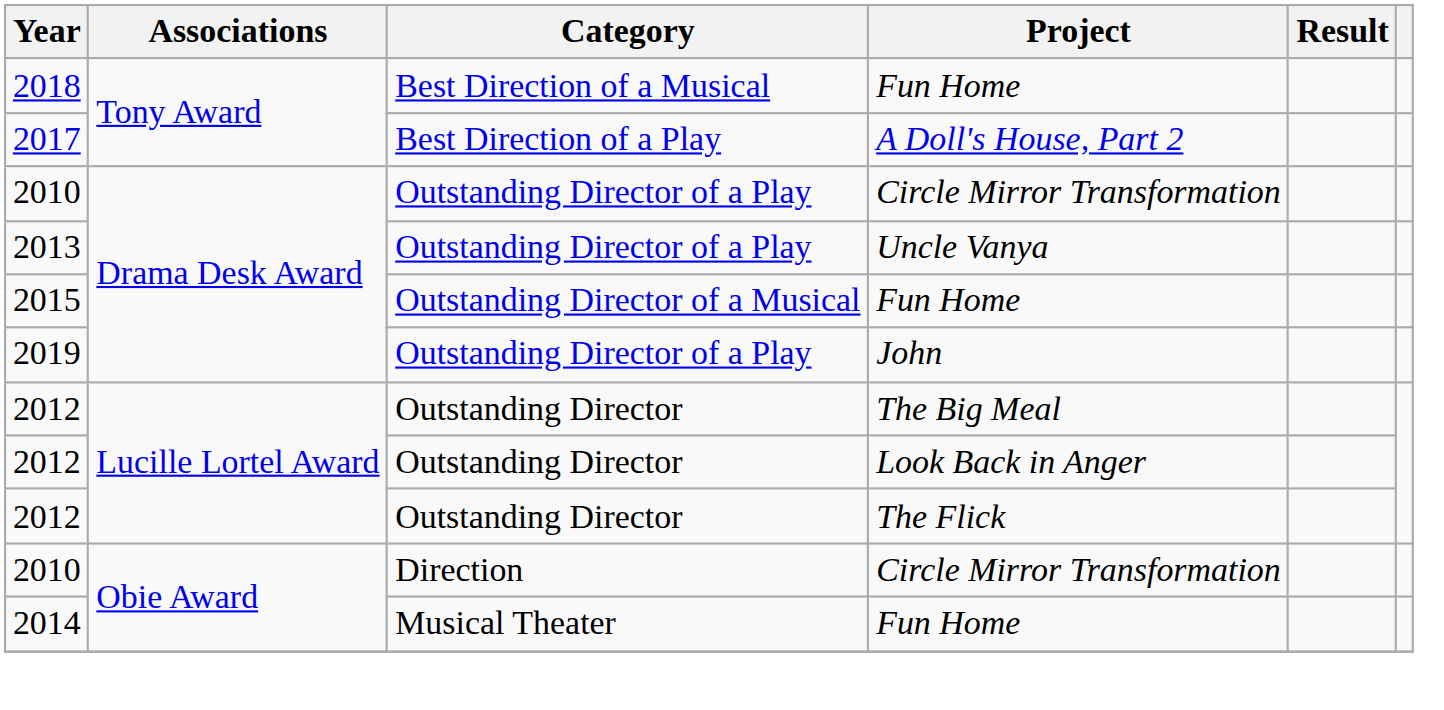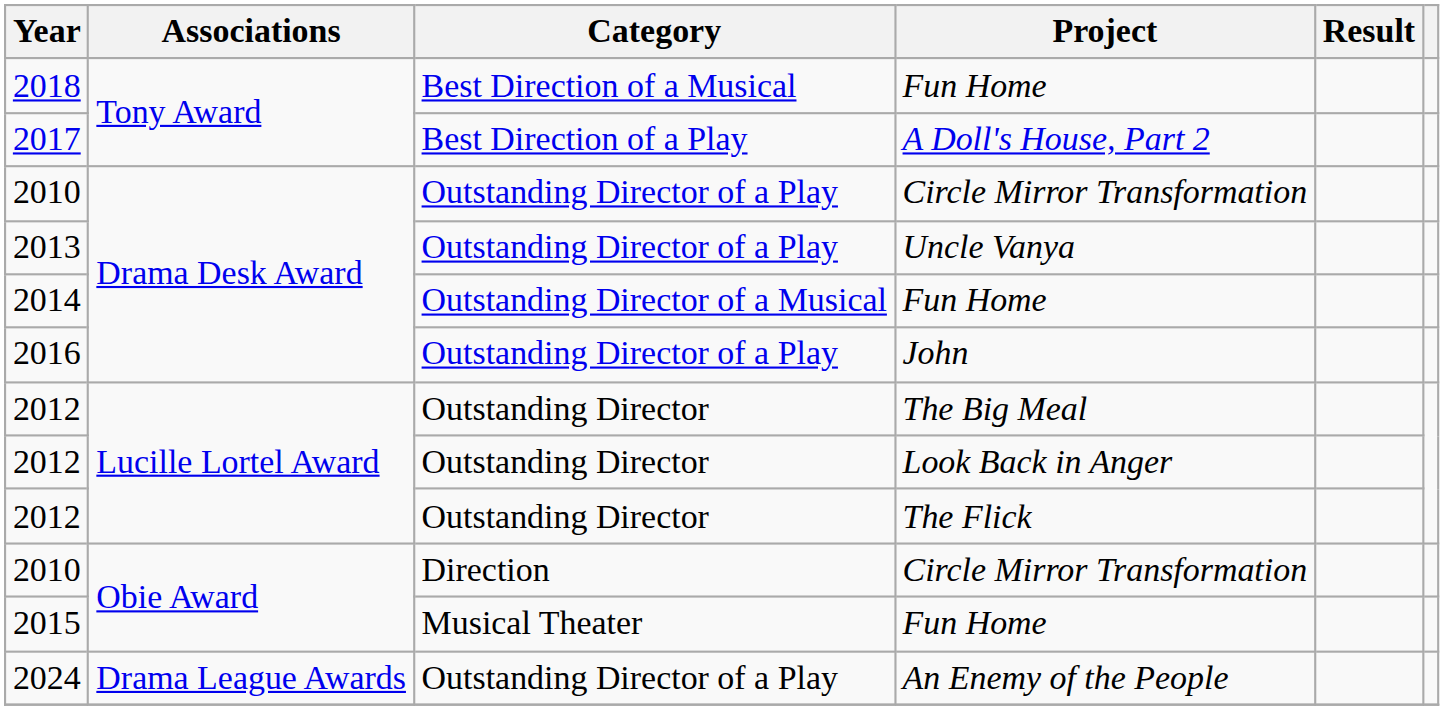(47, 300) 2015 -> (47, 300) 2014
(47, 354) 2019 -> (47, 354) 2016
(47, 623) 2014 -> (47, 623) 2015
+ row: (630, 676)
